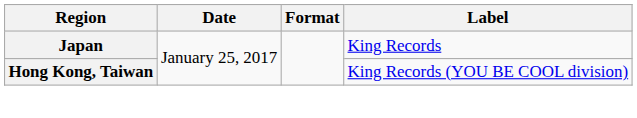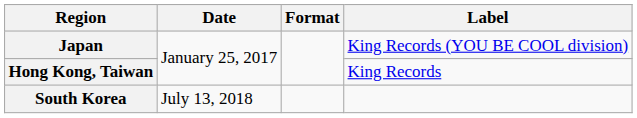(394, 44) King Records -> (488, 44) King Records (YOU BE COOL division)
(488, 71) King Records (YOU BE COOL division) -> (394, 71) King Records
+ row: (81, 98)
